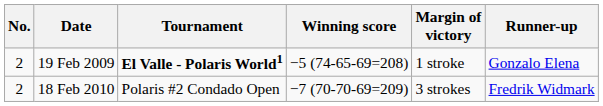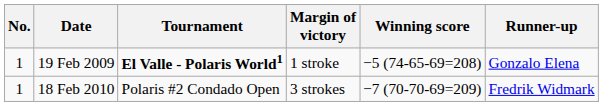columns swapped: (349, 26) <-> (448, 26)
(19, 62) 2 -> (19, 62) 1
(19, 89) 2 -> (19, 89) 1
